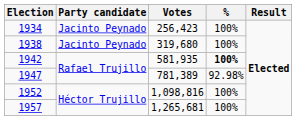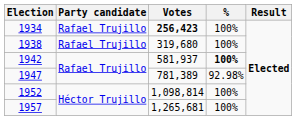(102, 28) Jacinto Peynado -> (102, 28) Rafael Trujillo
(177, 28) normal -> (177, 28) bold
(102, 44) Jacinto Peynado -> (102, 44) Rafael Trujillo
(177, 60) 581,935 -> (177, 60) 581,937
(177, 92) 1,098,816 -> (177, 92) 1,098,814
